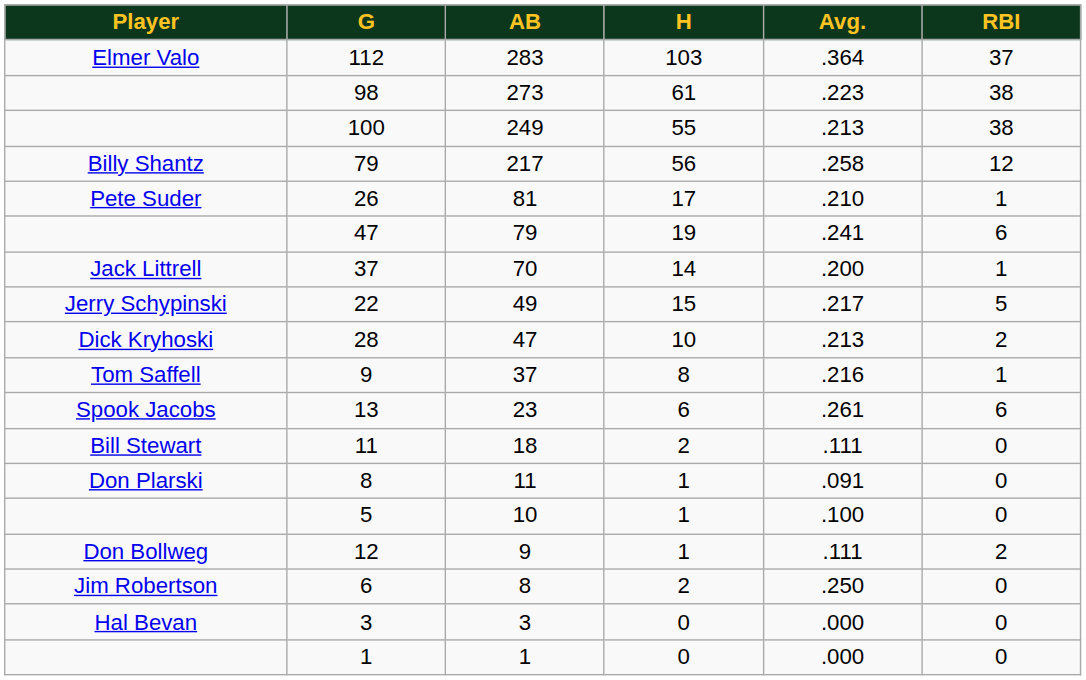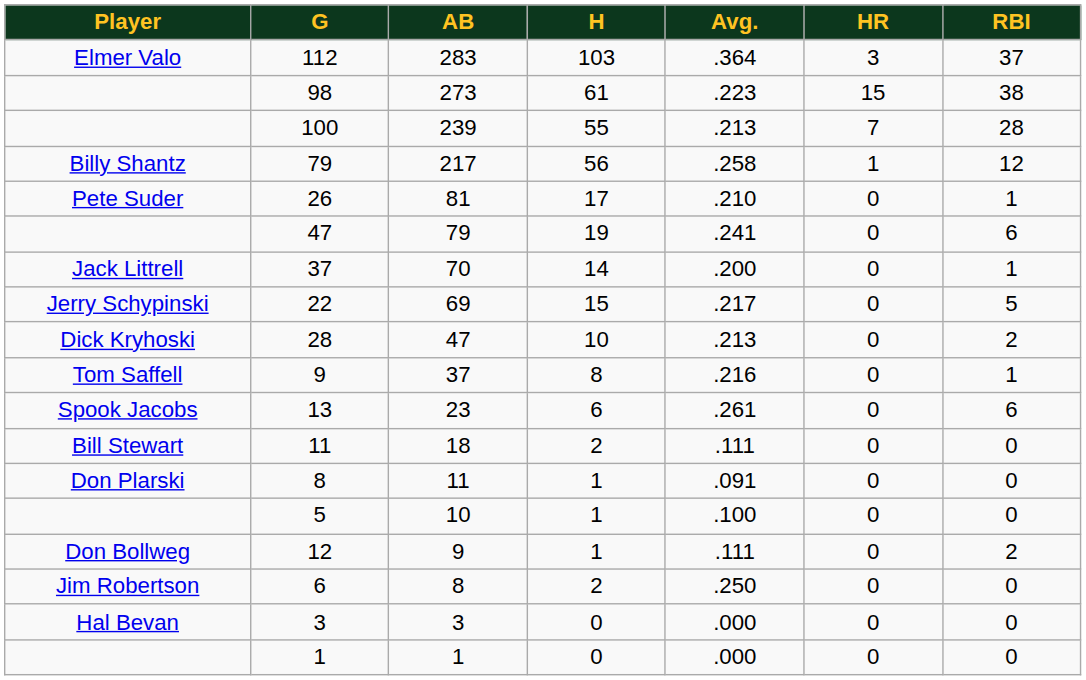+ column: (873, 22)
(525, 127) 249 -> (458, 127) 239
(1001, 127) 38 -> (1011, 127) 28
(525, 304) 49 -> (458, 304) 69
